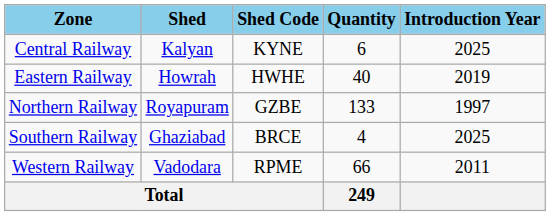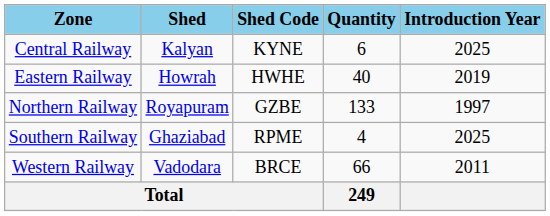(278, 137) BRCE -> (278, 137) RPME
(278, 166) RPME -> (278, 166) BRCE
